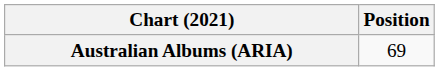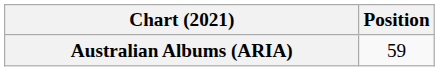(397, 50) 69 -> (397, 50) 59
